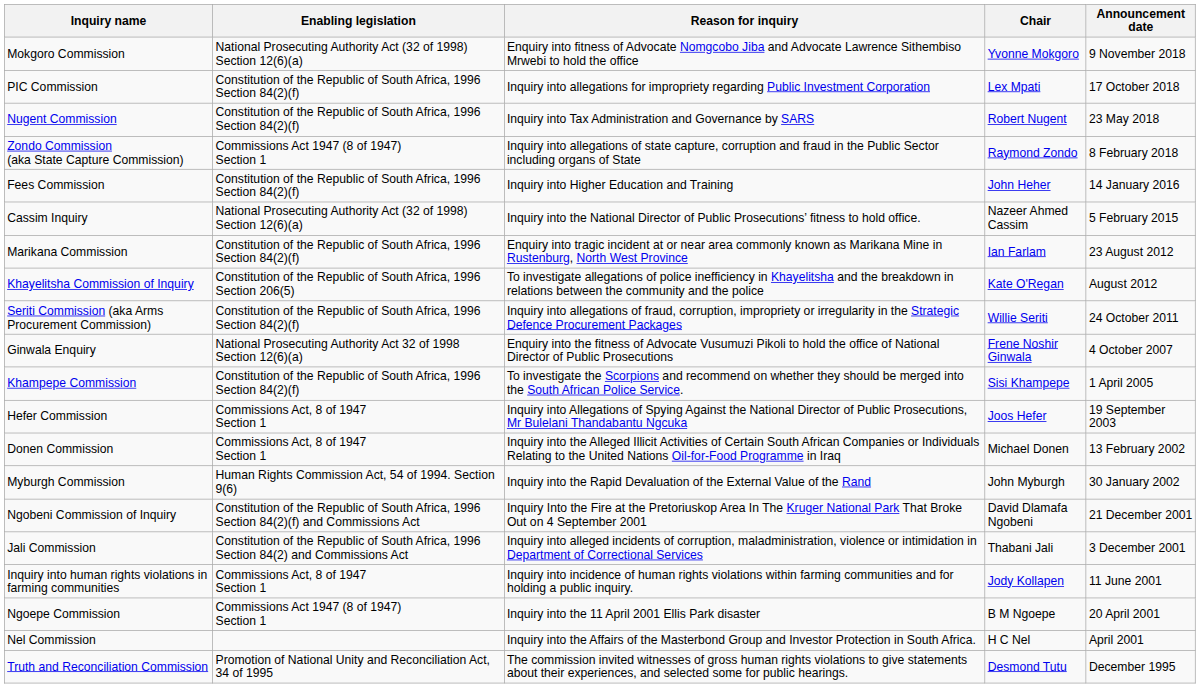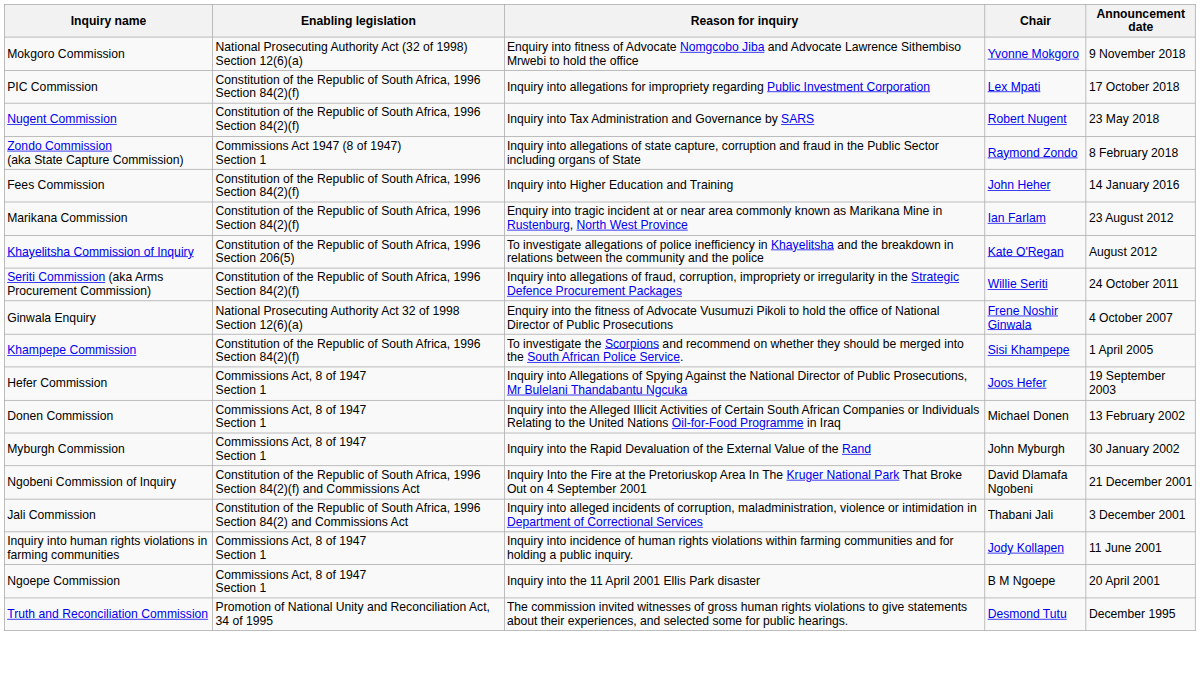- row: (47, 218)
(355, 482) Human Rights Commission Act, 54 of 1994. Section 9(6) -> (291, 449) Commissions Act, 8 of 1947 Section 1
(308, 614) Commissions Act 1947 (8 of 1947) Section 1 -> (291, 581) Commissions Act, 8 of 1947 Section 1
- row: (51, 640)
